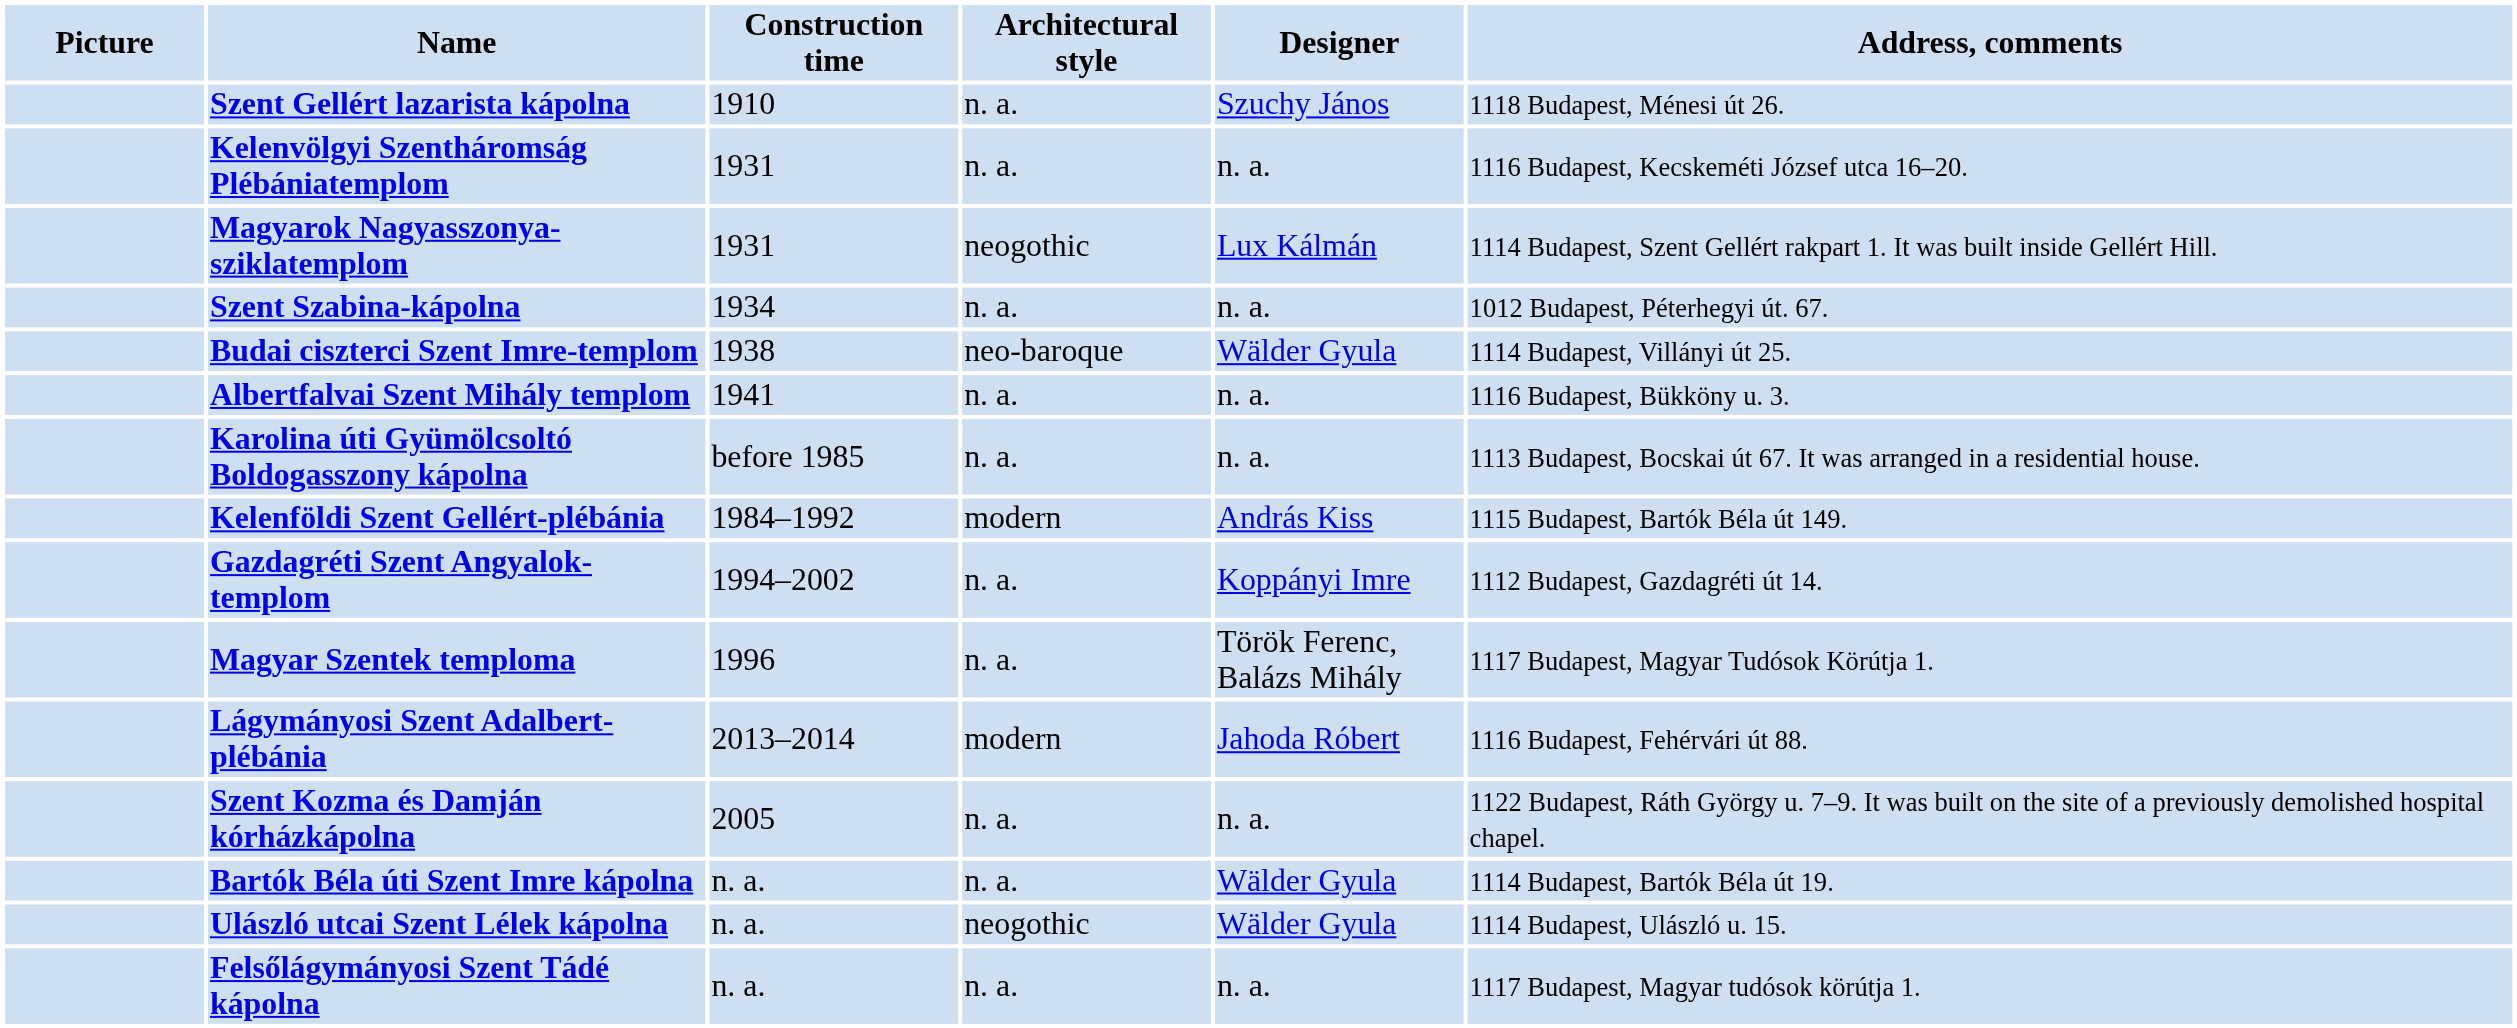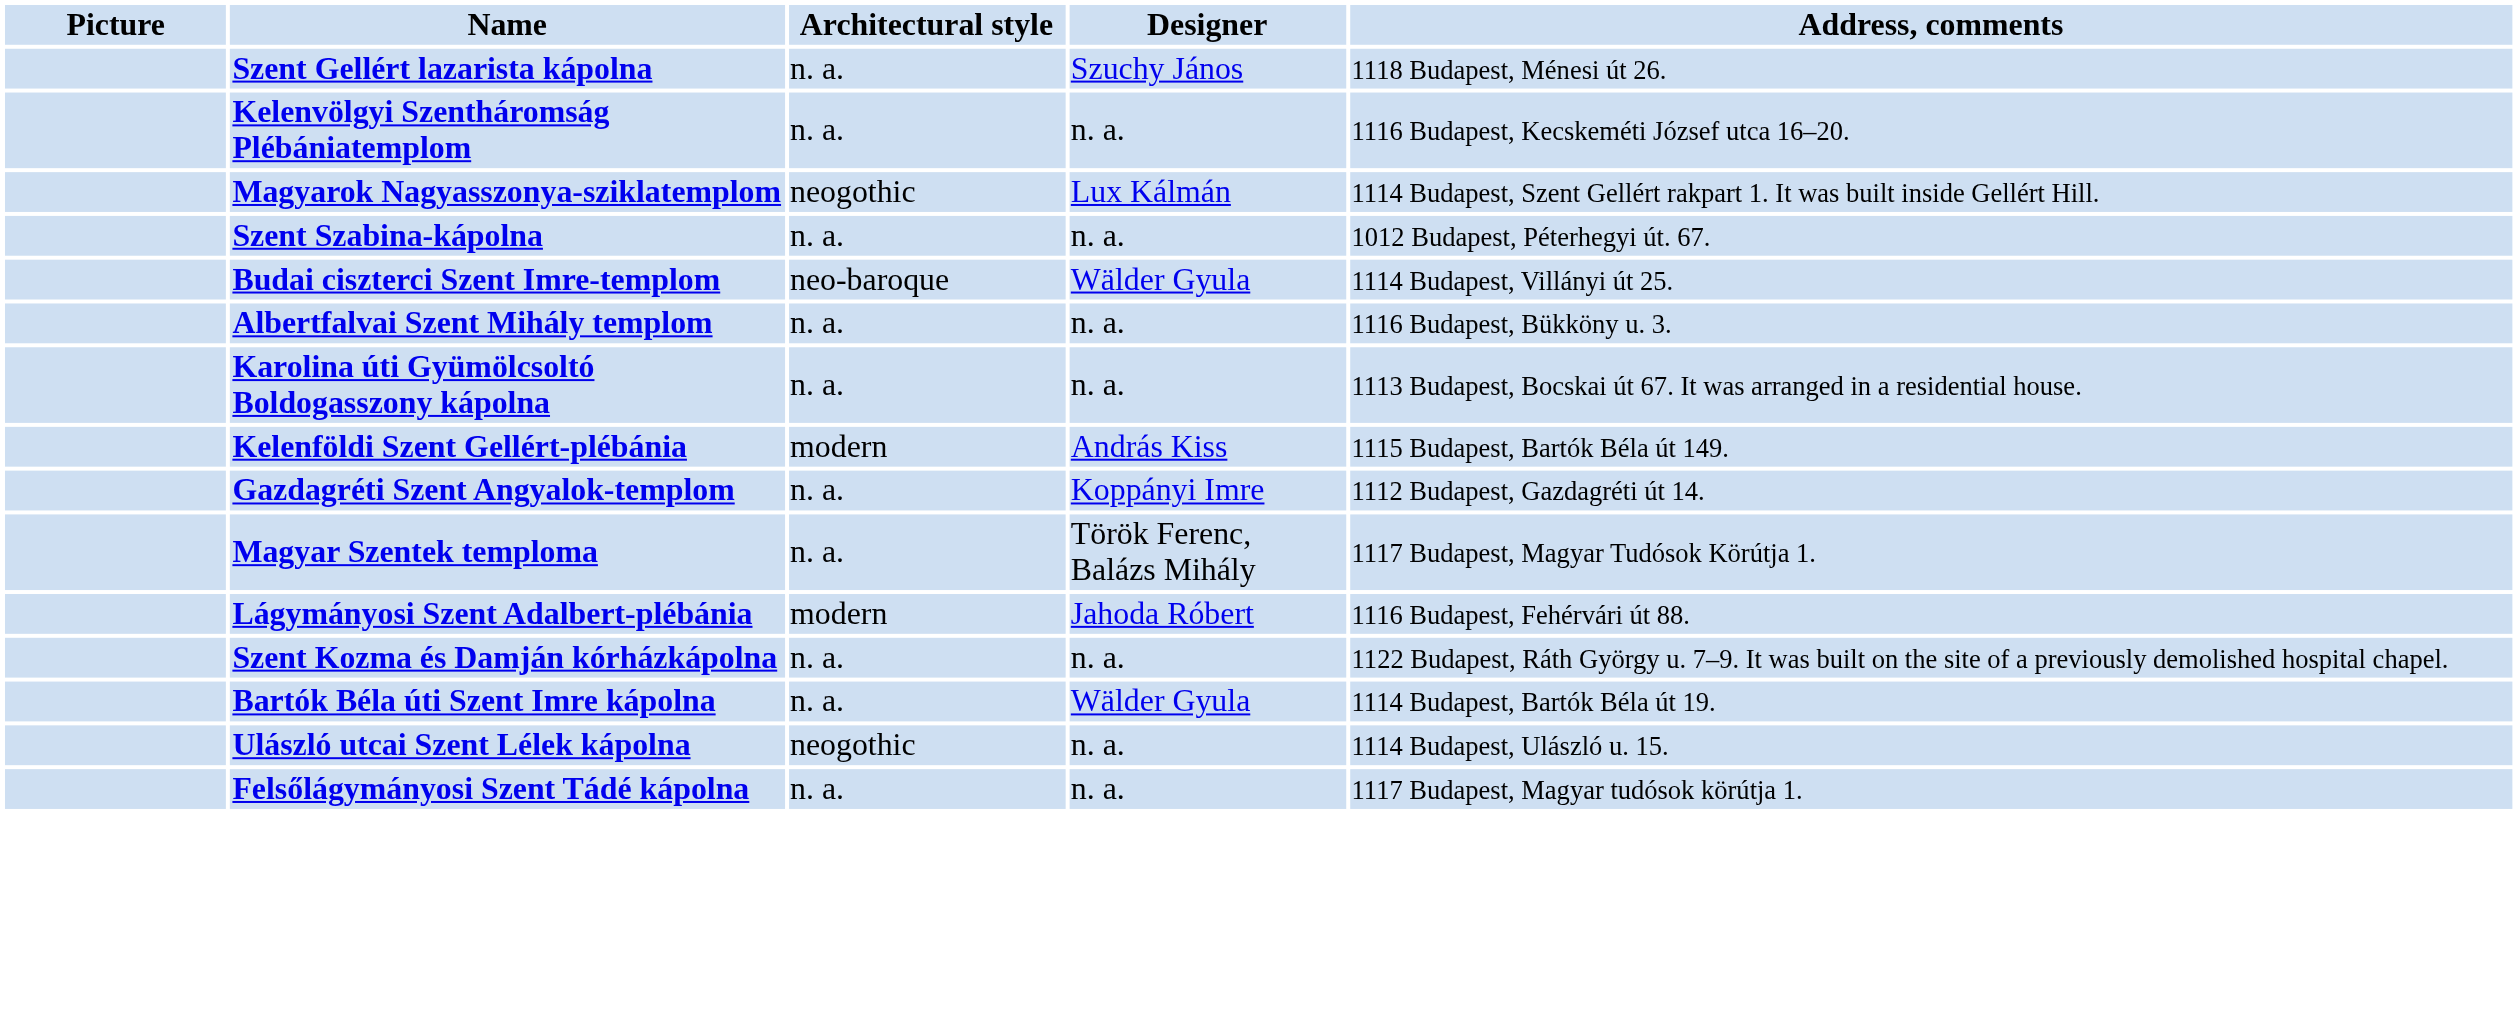- column: (834, 42)
(1307, 923) Wälder Gyula -> (1098, 744) n. a.
